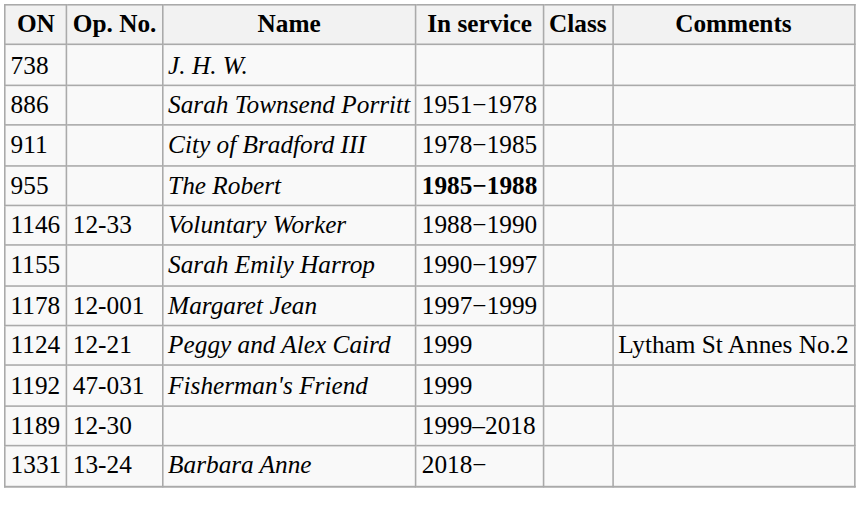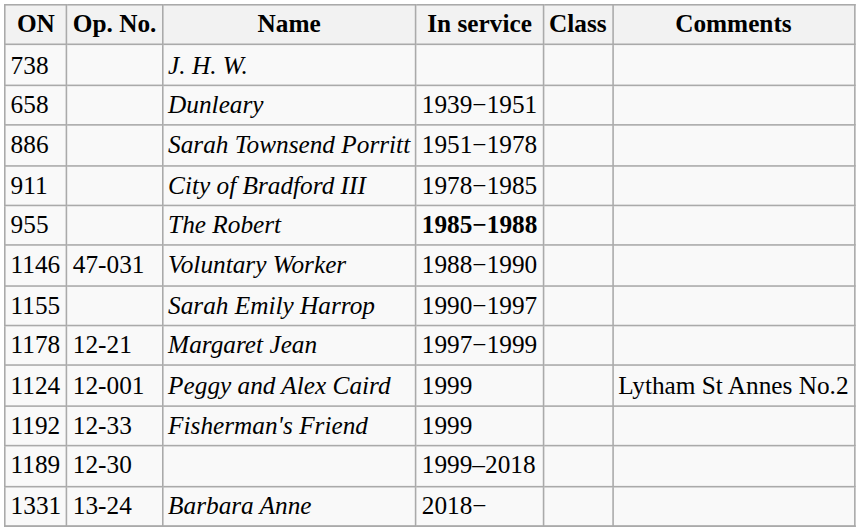+ row: (30, 104)
(102, 225) 12-33 -> (109, 265) 47-031
(109, 305) 12-001 -> (102, 345) 12-21
(102, 345) 12-21 -> (109, 385) 12-001
(109, 385) 47-031 -> (102, 425) 12-33
